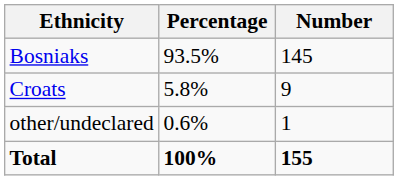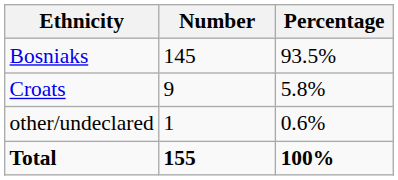columns swapped: (334, 21) <-> (217, 21)
